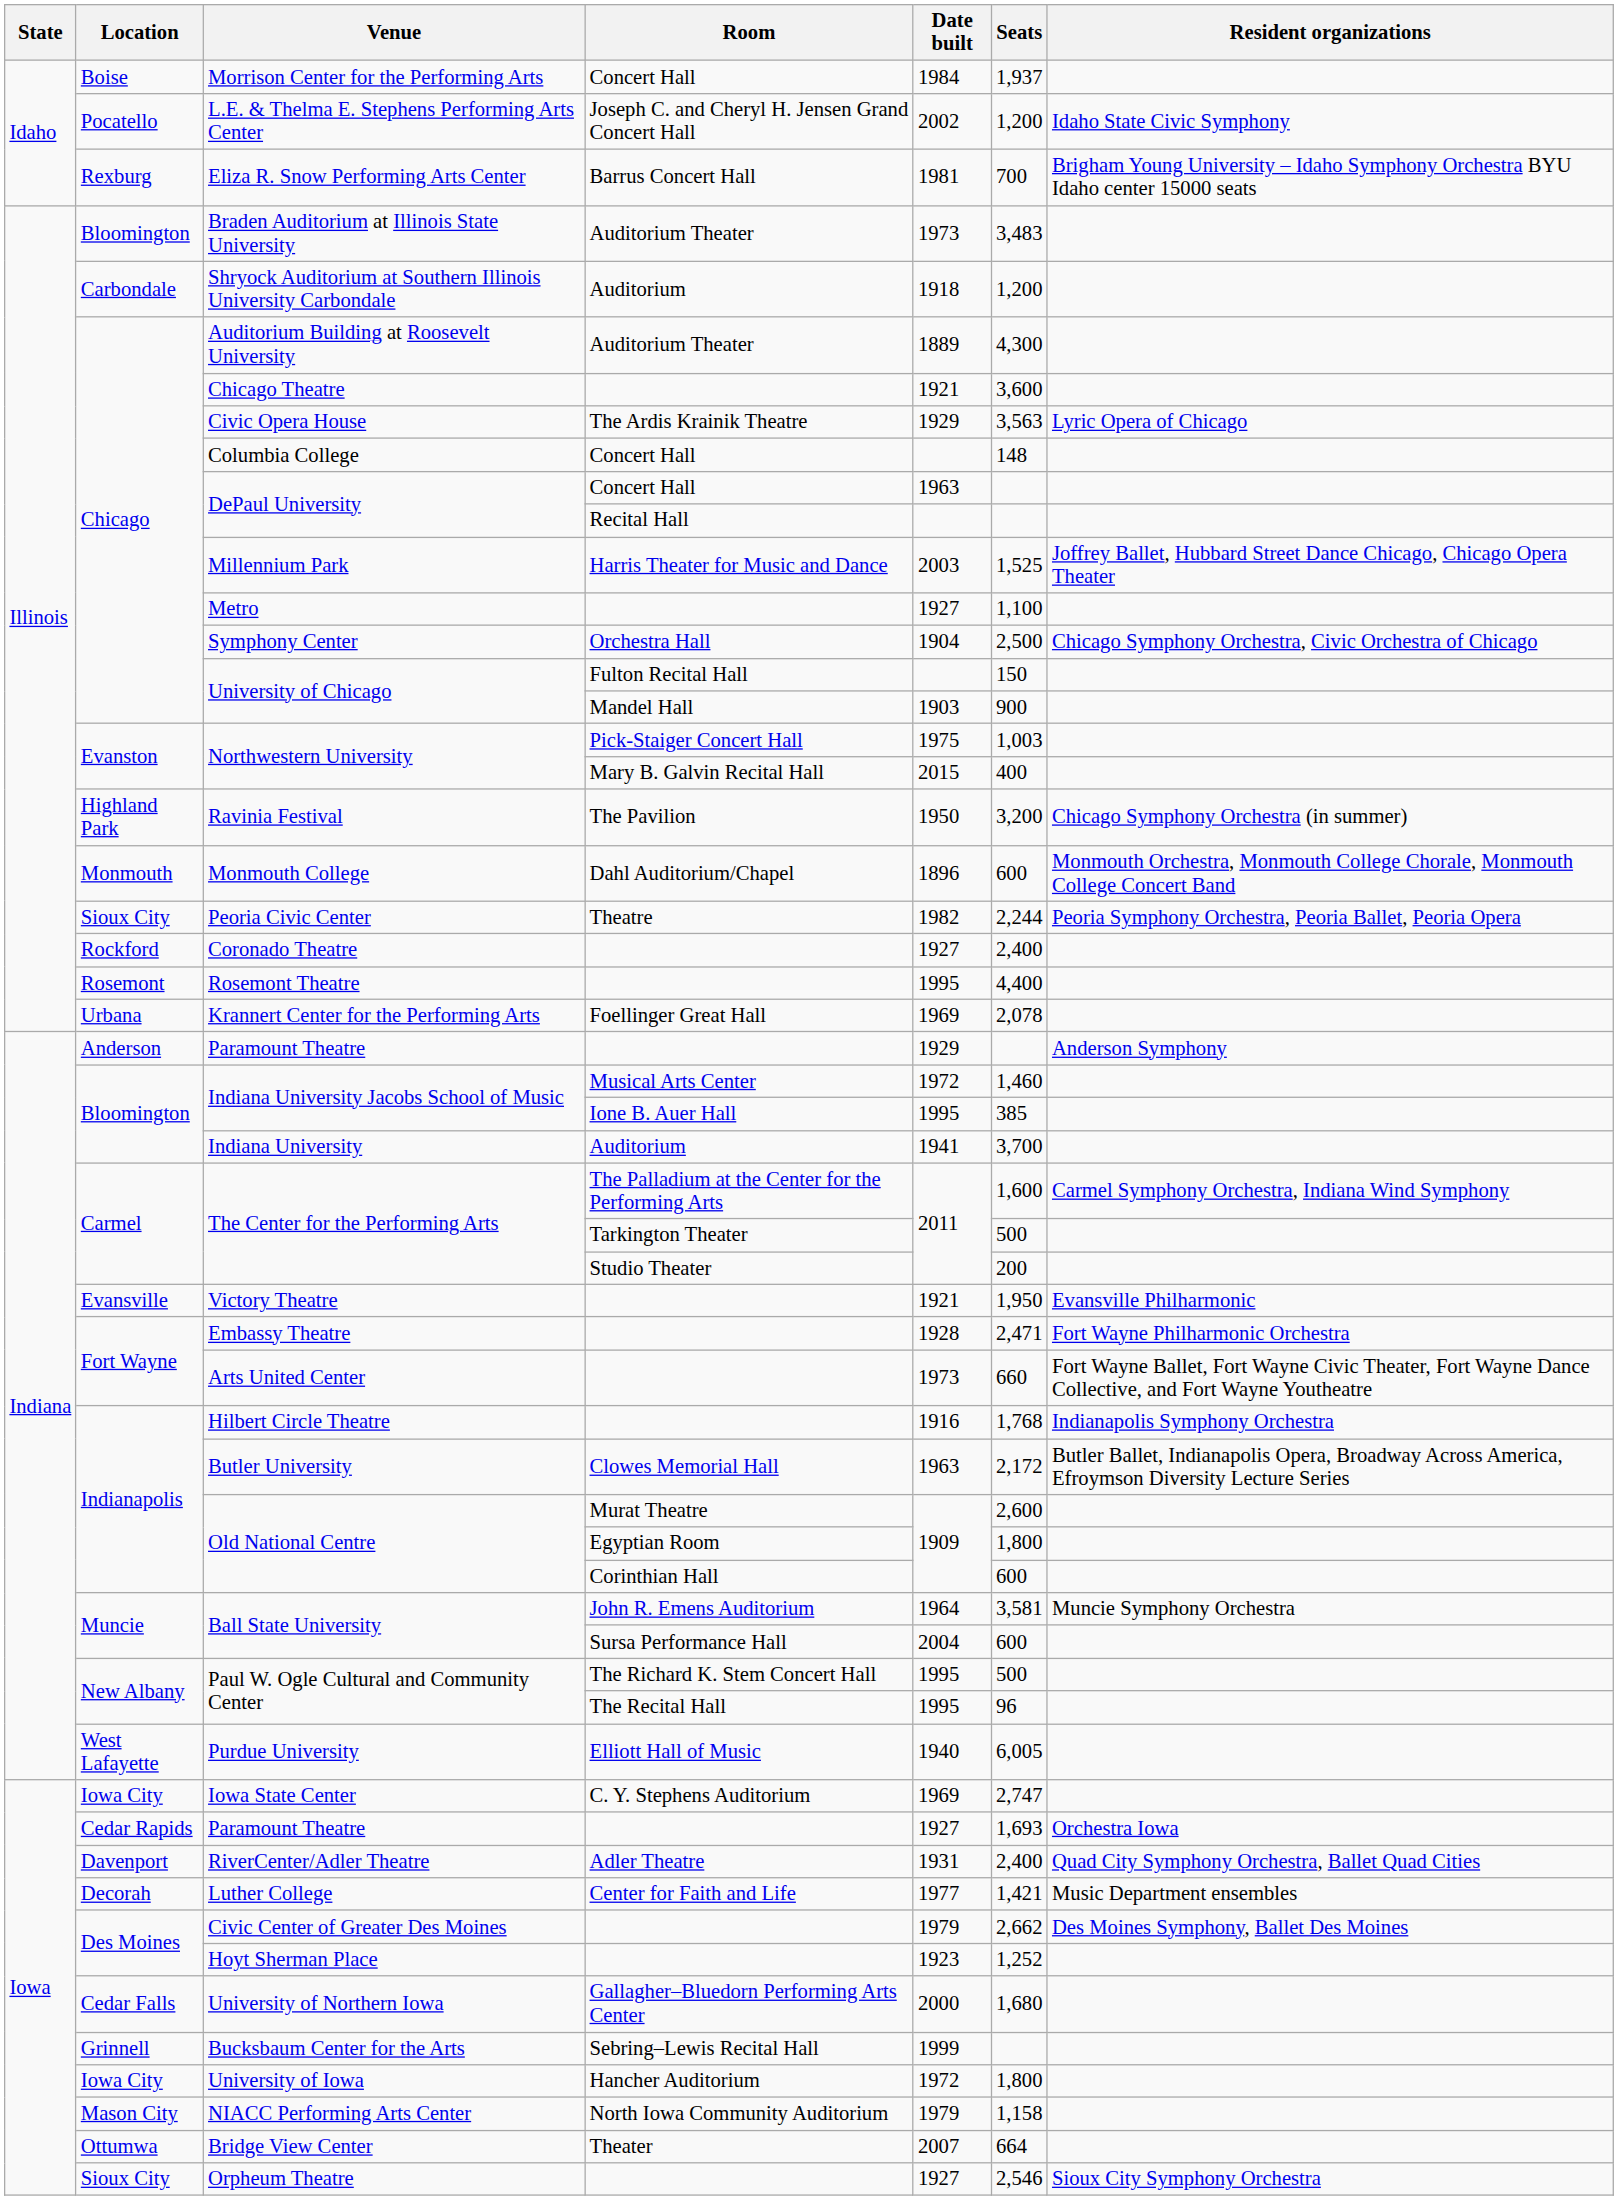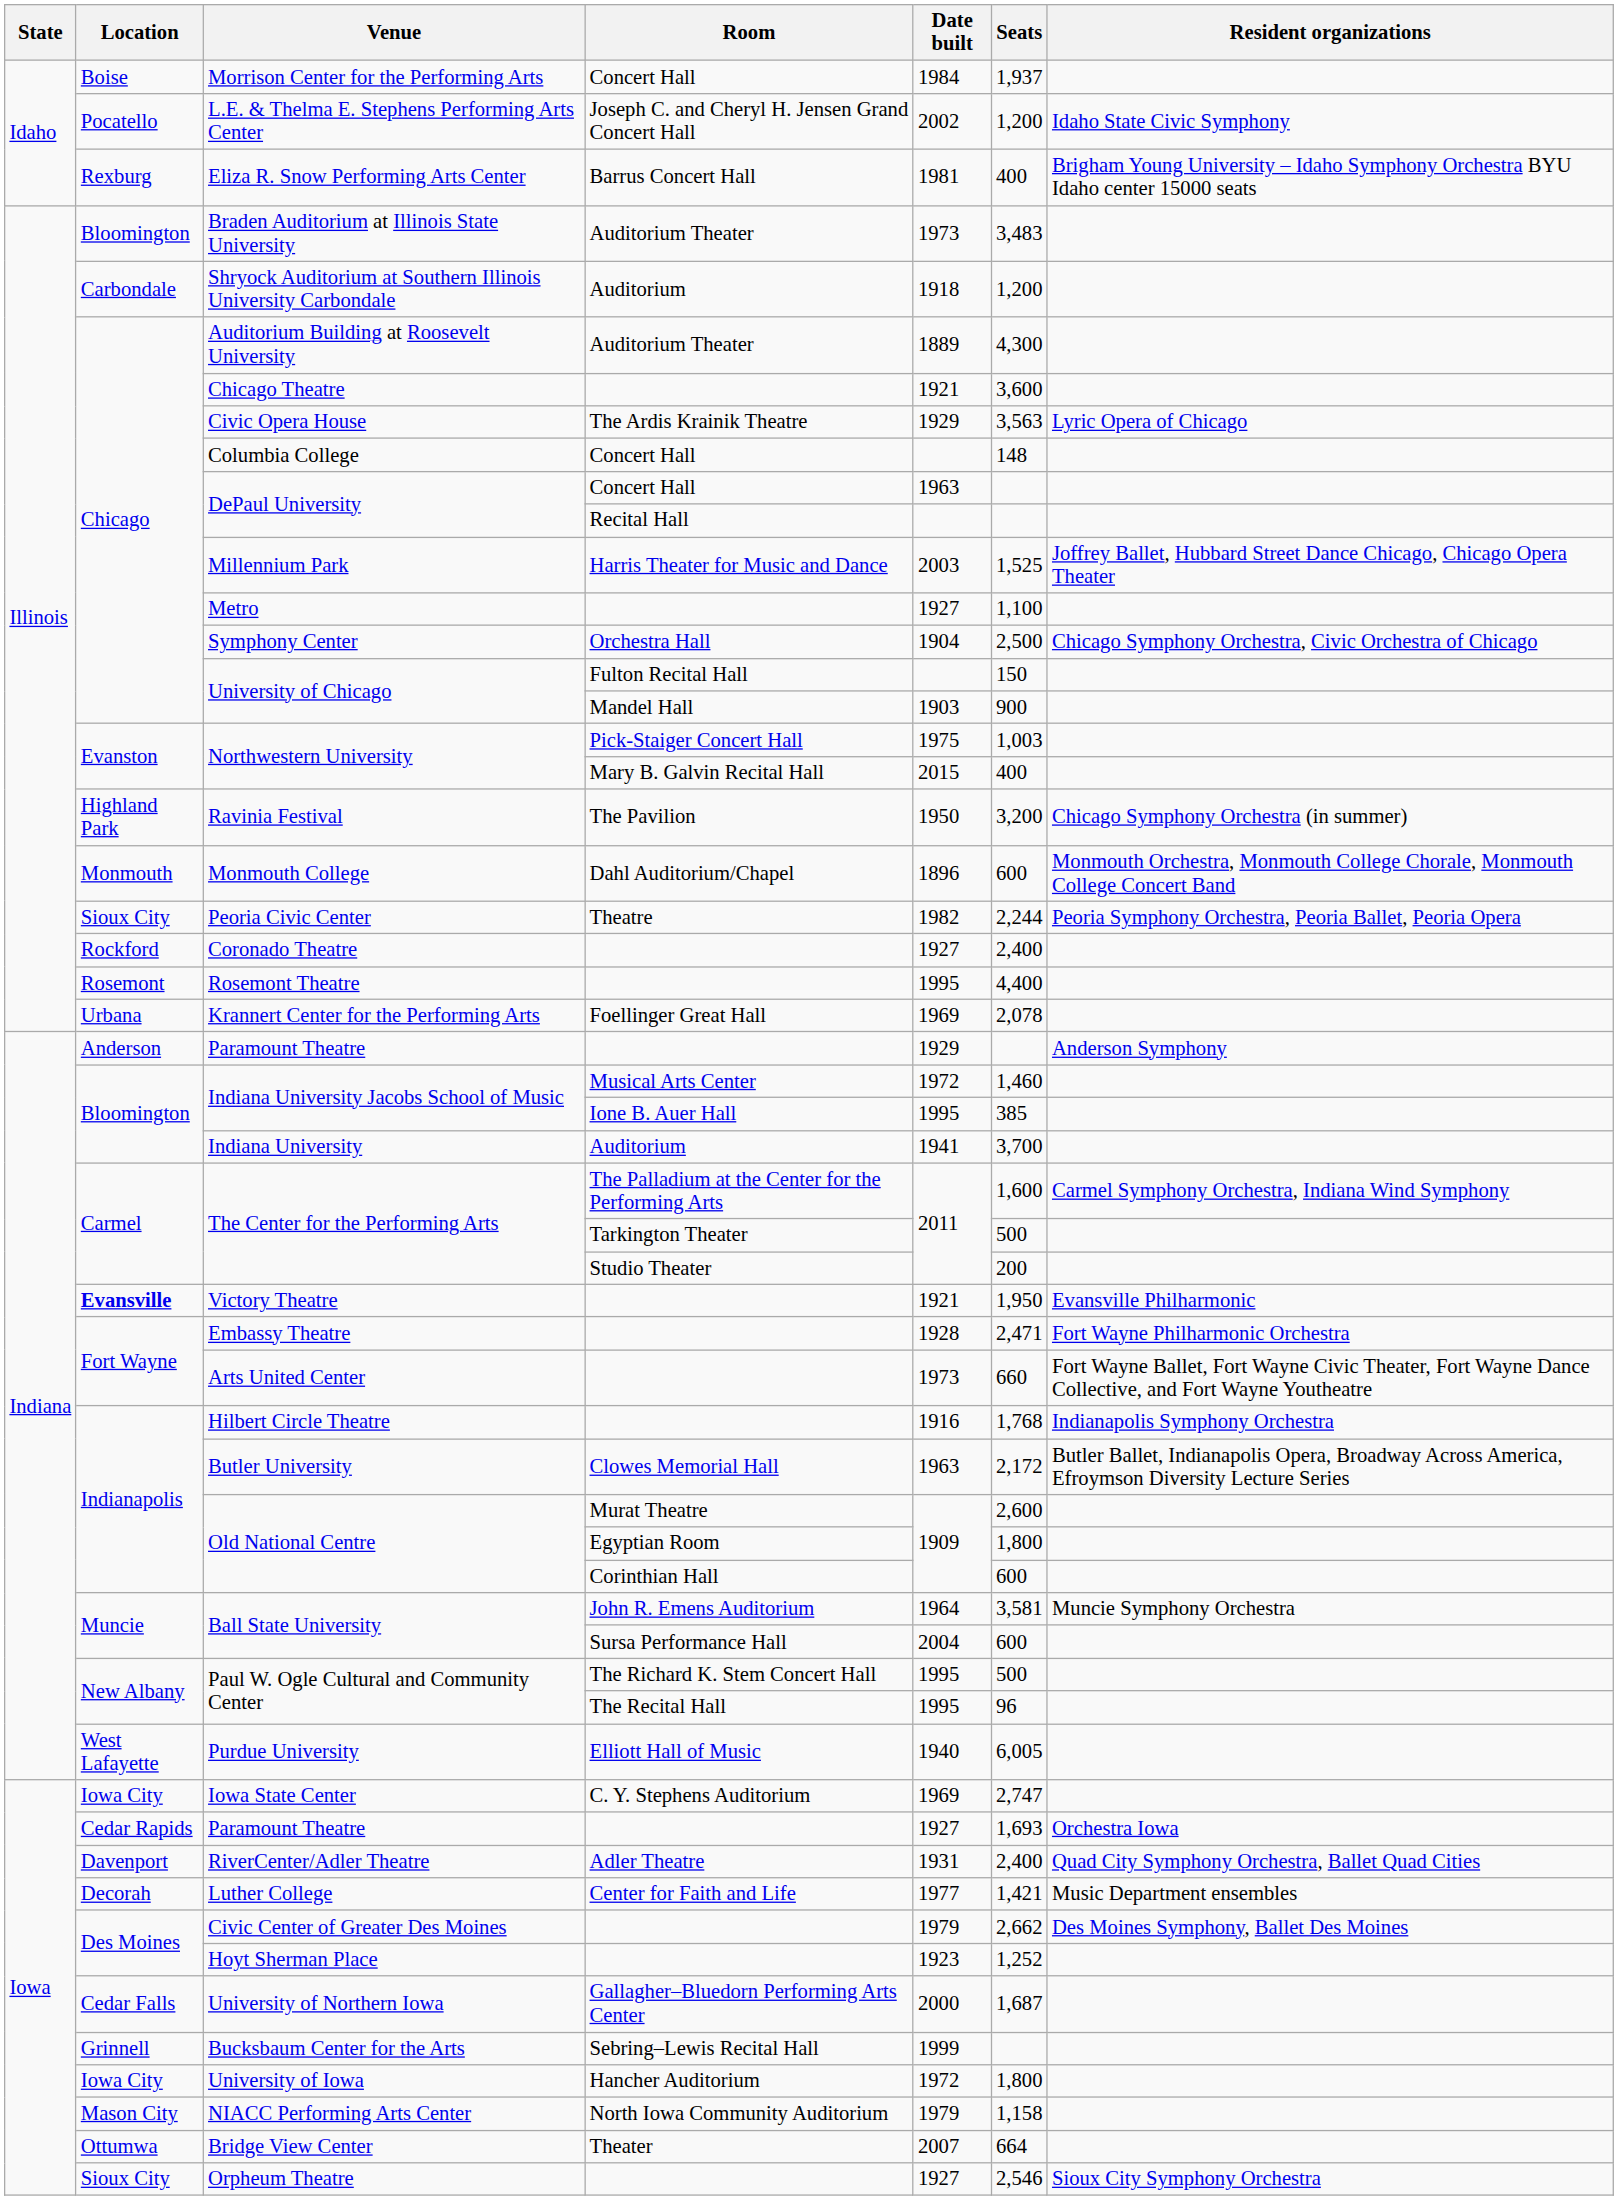(1011, 177) 700 -> (1011, 177) 400
(124, 1300) normal -> (126, 1300) bold
(1019, 2003) 1,680 -> (1019, 2003) 1,687
